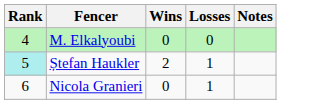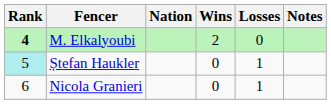+ column: (171, 16)
(25, 39) normal -> (25, 39) bold
(166, 39) 0 -> (216, 39) 2
(166, 63) 2 -> (216, 63) 0
